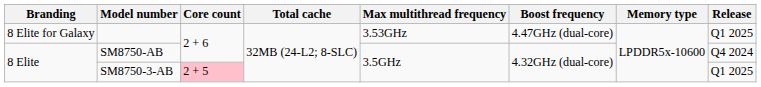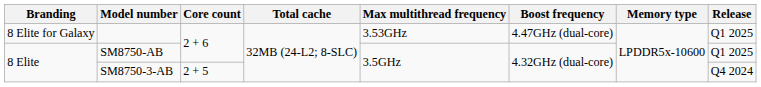(732, 52) Q4 2024 -> (732, 52) Q1 2025
(196, 71) pink background -> (196, 71) no background
(732, 71) Q1 2025 -> (732, 71) Q4 2024
